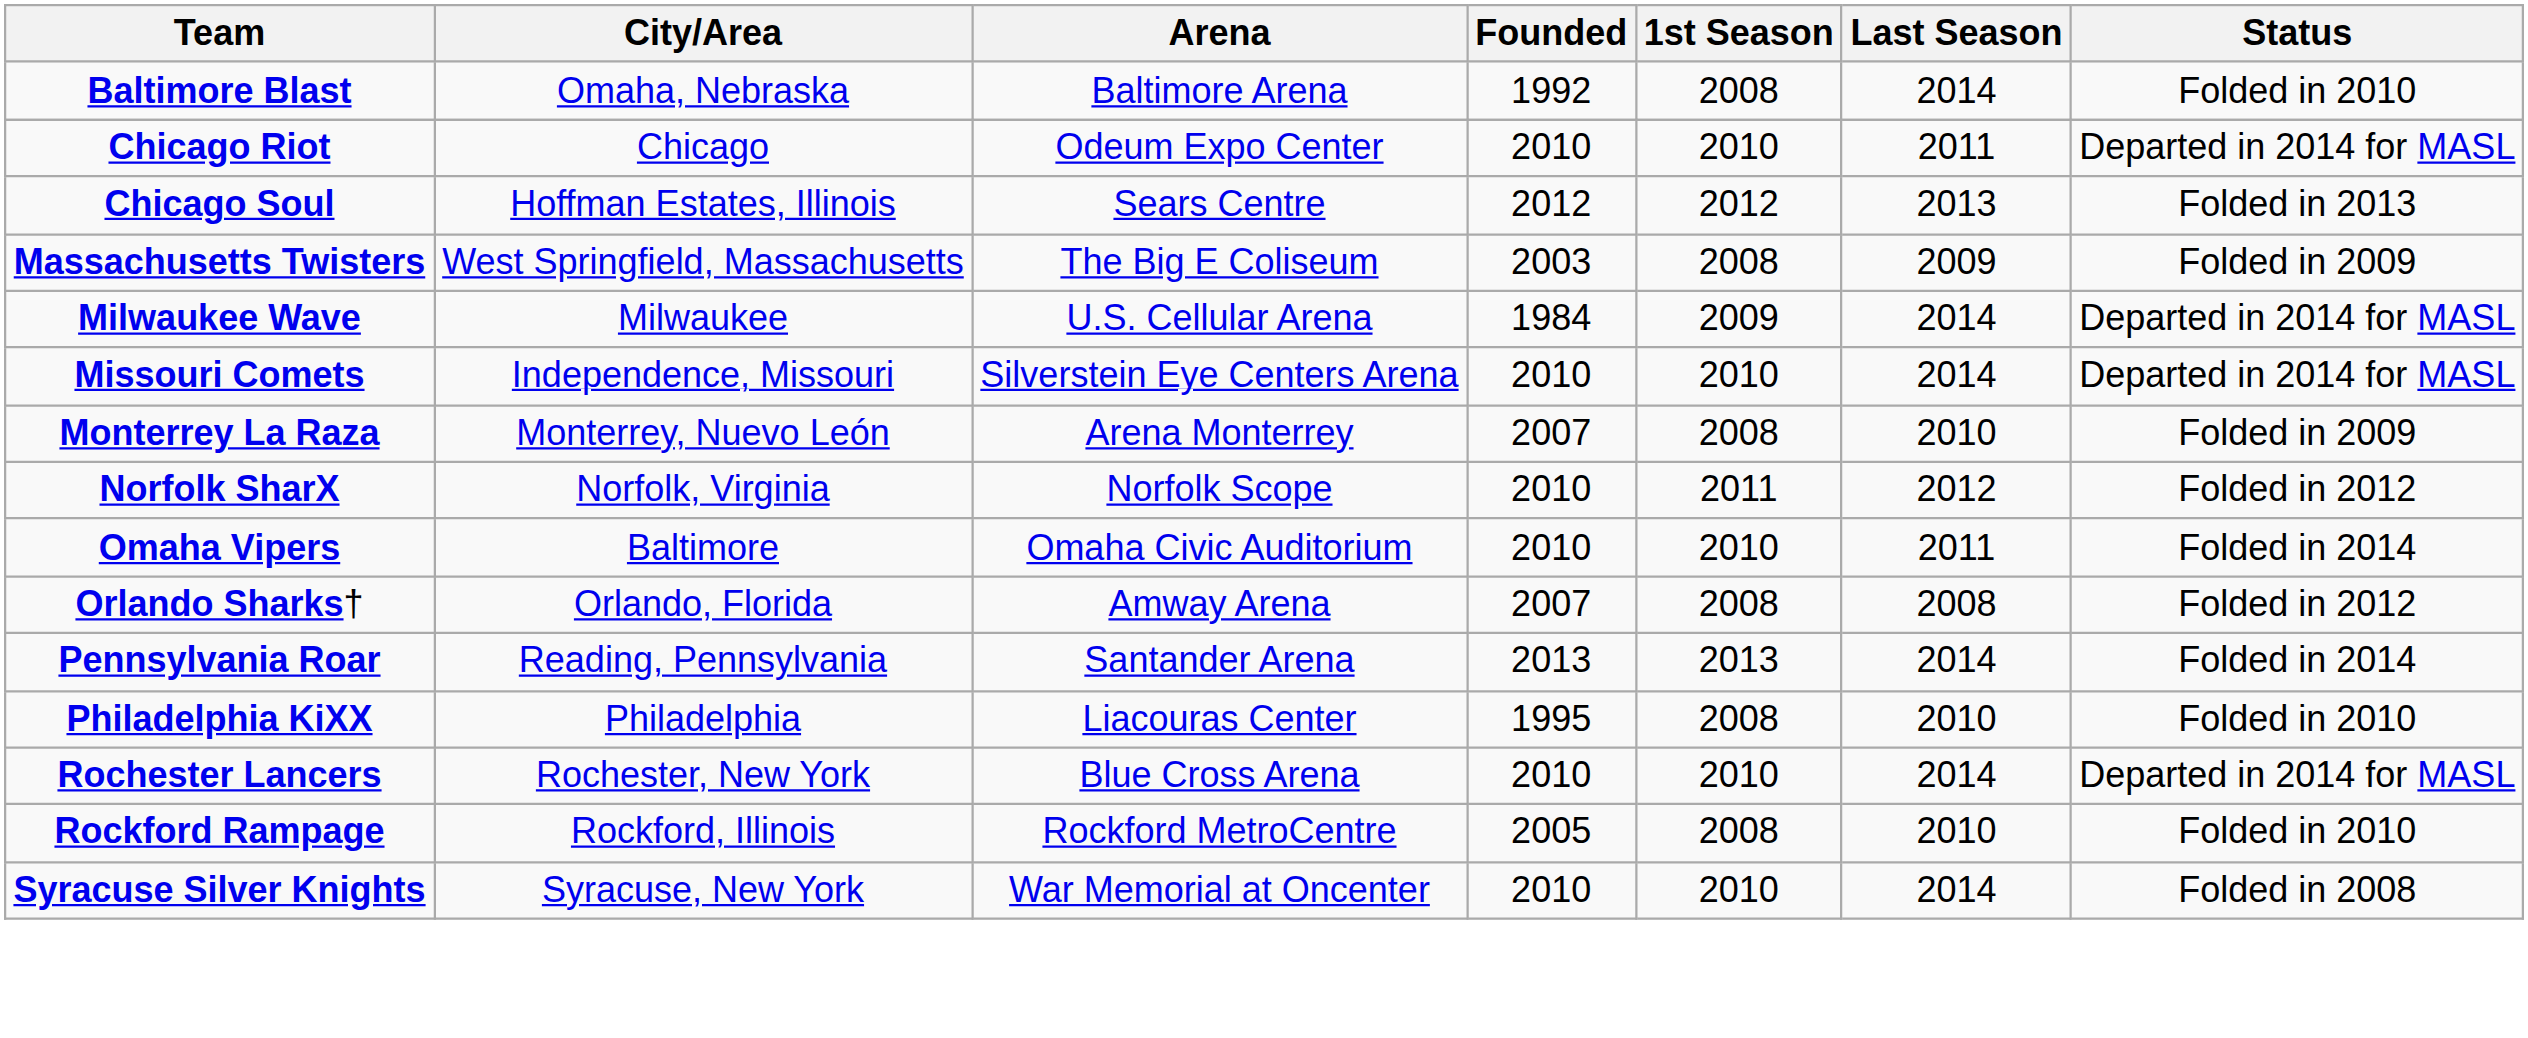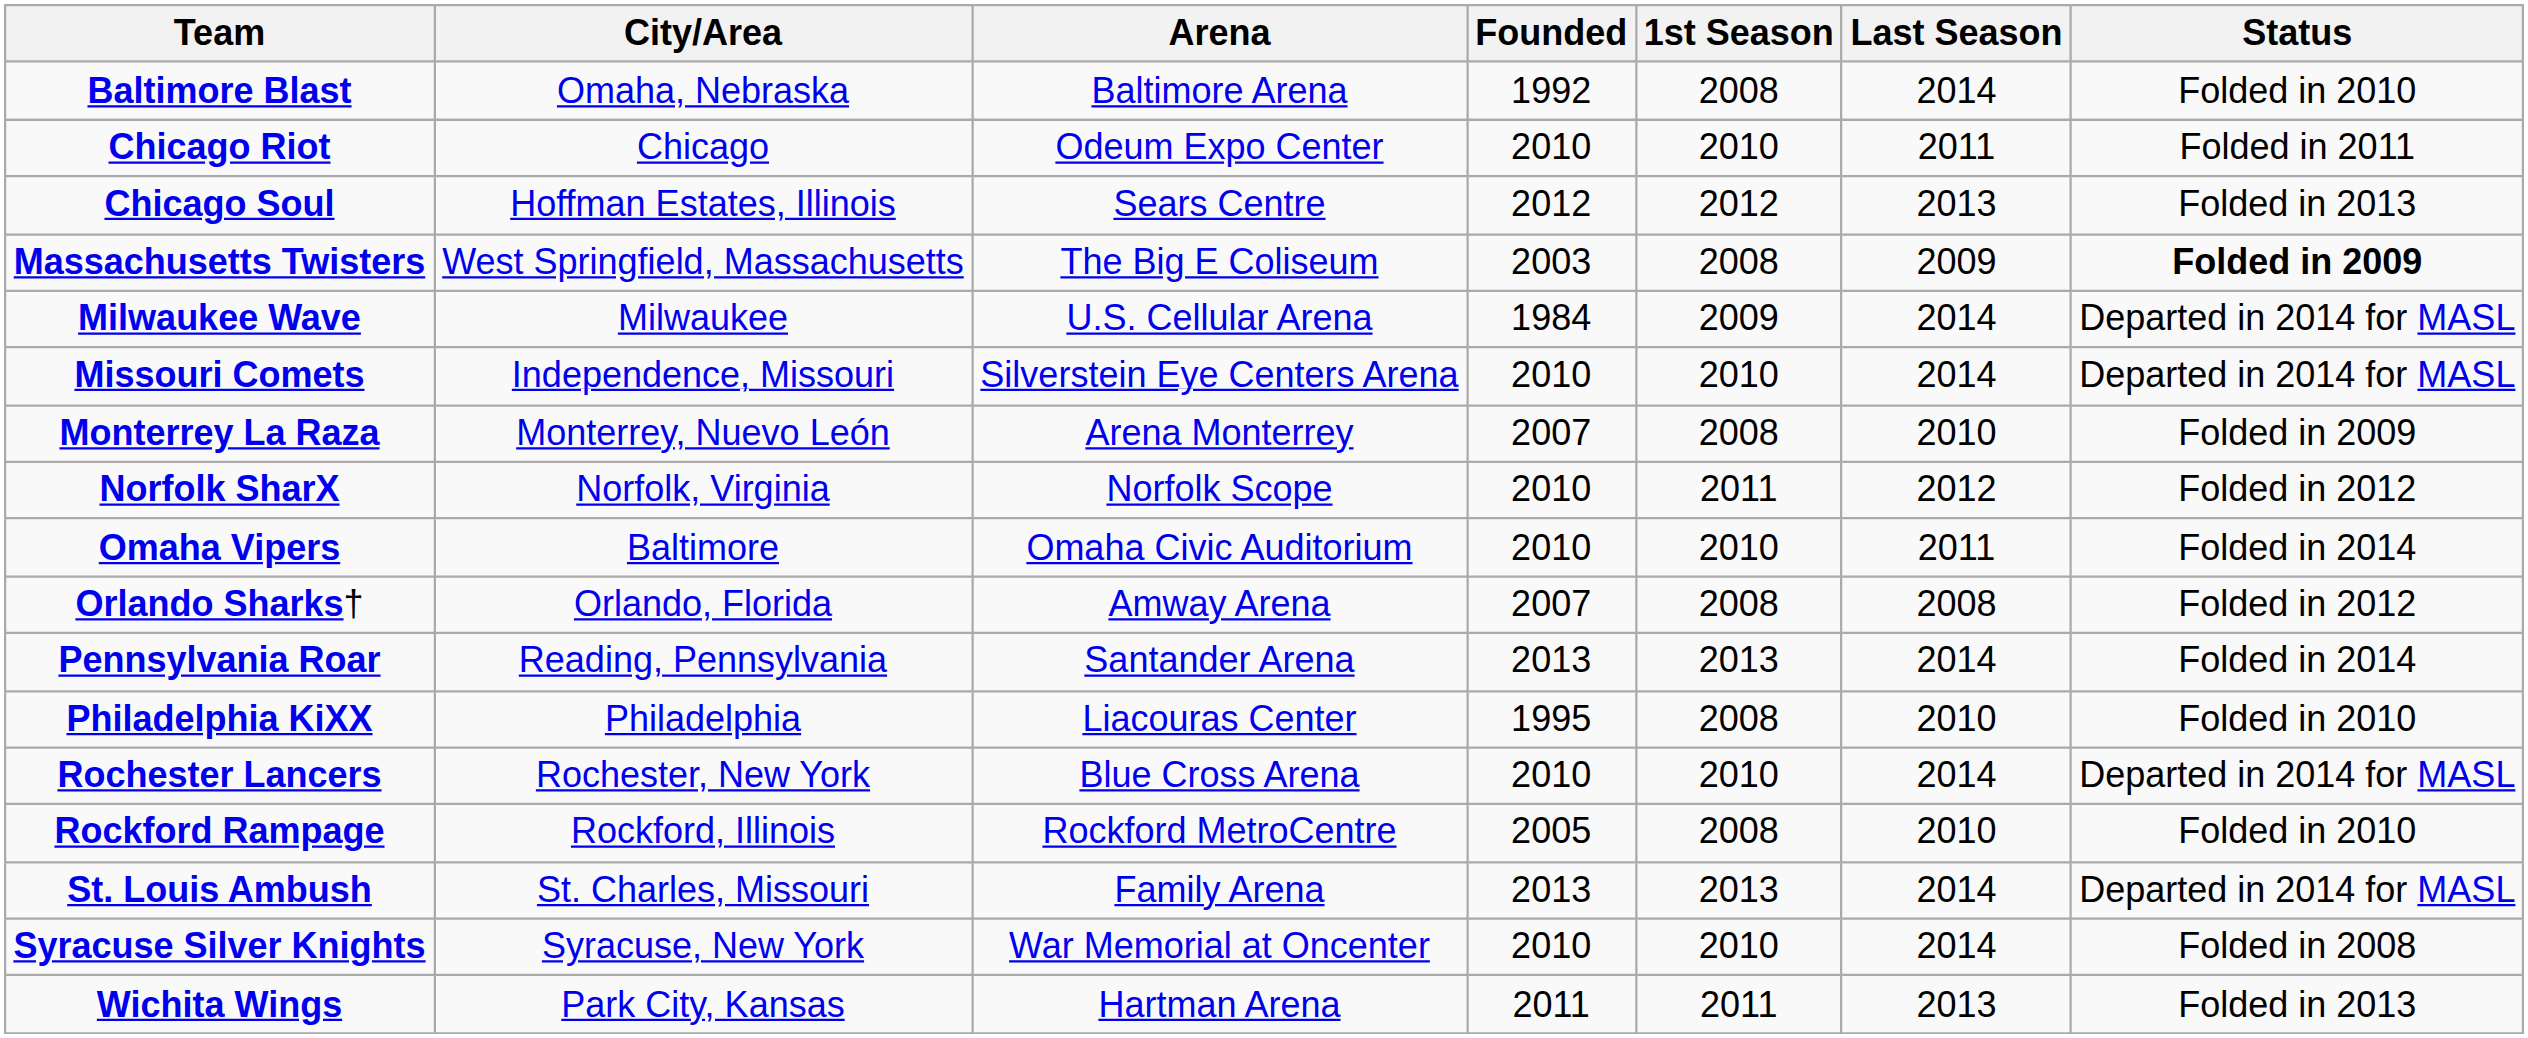(2297, 147) Departed in 2014 for MASL -> (2297, 147) Folded in 2011
(2297, 261) normal -> (2297, 261) bold
+ row: (220, 889)
+ row: (219, 1003)
